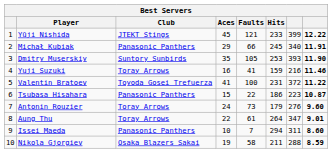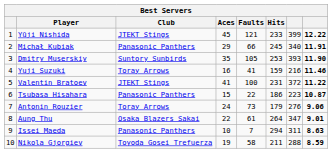(165, 82) Toyoda Gosei Trefuerza -> (144, 82) JTEKT Stings
(315, 106) 9.60 -> (315, 106) 9.06
(144, 118) Toray Arrows -> (159, 118) Osaka Blazers Sakai
(315, 130) 8.60 -> (315, 130) 8.63
(159, 142) Osaka Blazers Sakai -> (165, 142) Toyoda Gosei Trefuerza
